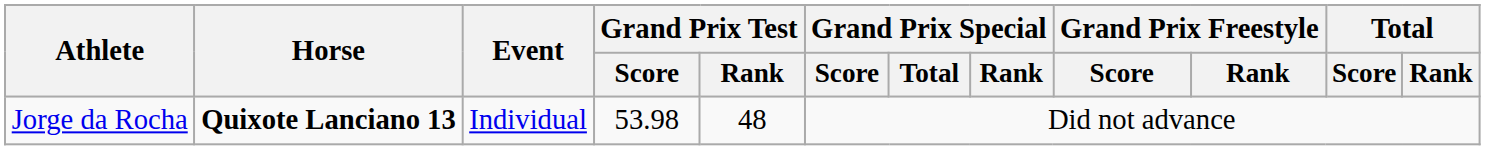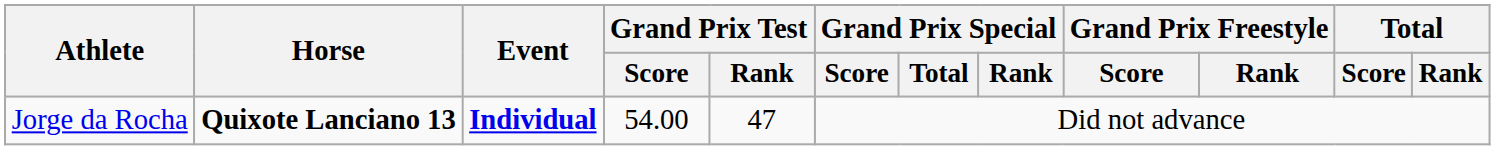(528, 120) normal -> (533, 120) bold
(647, 120) 53.98 -> (656, 120) 54.00
(752, 120) 48 -> (762, 120) 47
